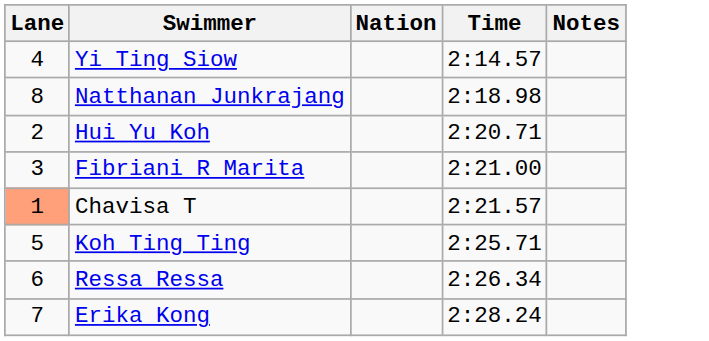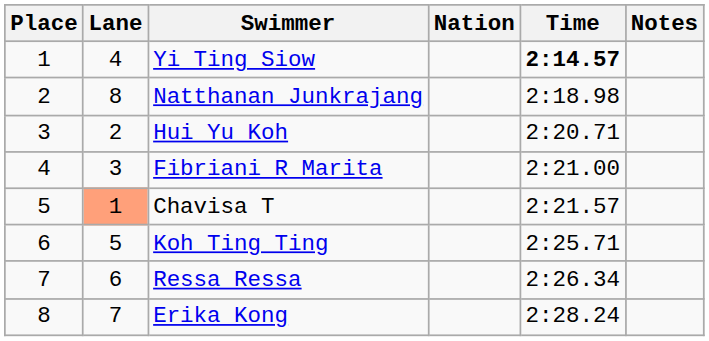+ column: (44, 23)
(494, 60) normal -> (573, 60) bold
